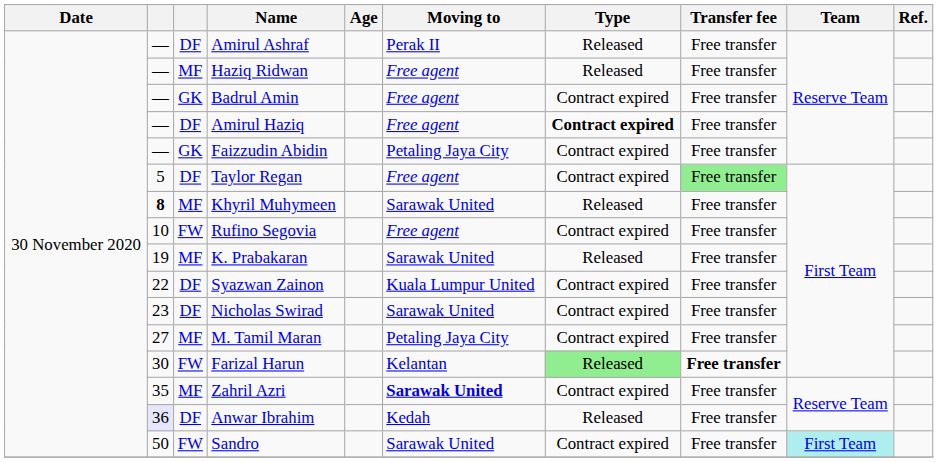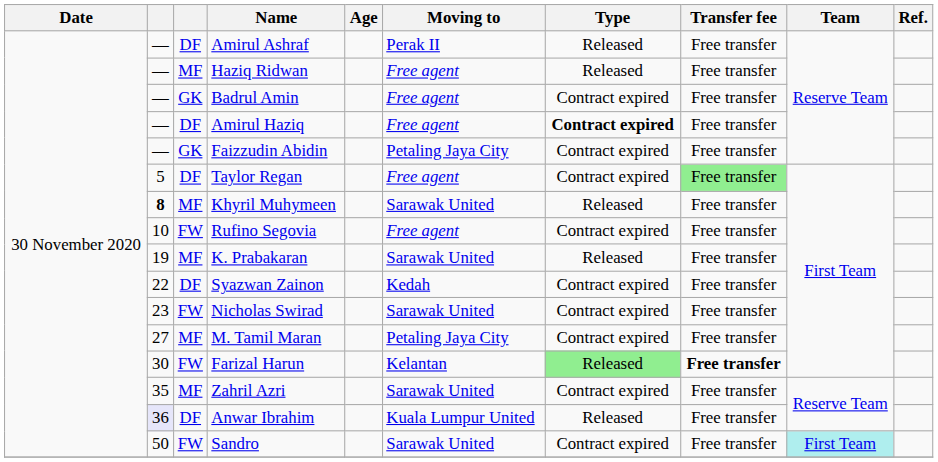(460, 284) Kuala Lumpur United -> (408, 284) Kedah
(190, 310) DF -> (190, 310) FW
(444, 390) bold -> (440, 390) normal
(408, 417) Kedah -> (460, 417) Kuala Lumpur United
